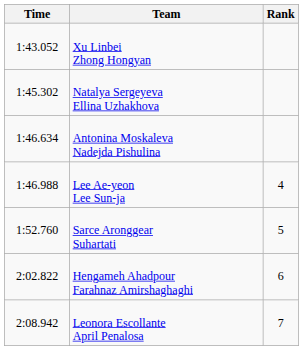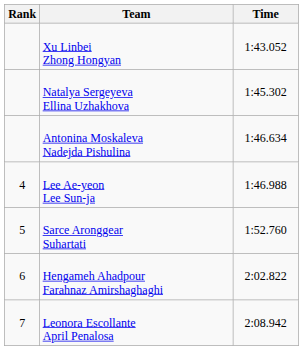columns swapped: (281, 14) <-> (37, 14)
